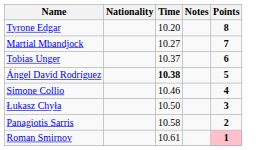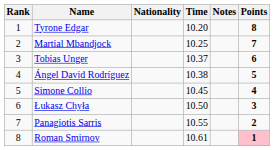+ column: (18, 12)
(169, 43) 10.27 -> (197, 43) 10.25
(169, 75) bold -> (197, 75) normal
(169, 91) 10.46 -> (197, 91) 10.45
(169, 122) 10.58 -> (197, 122) 10.55
